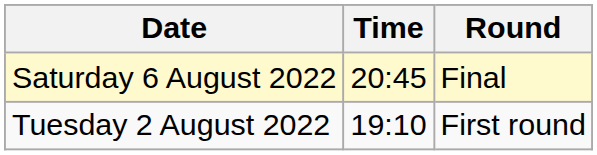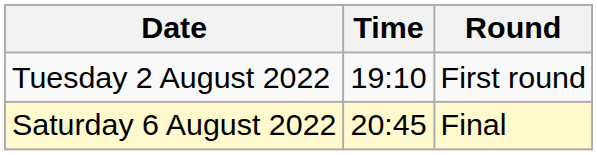rows swapped: (171, 125) <-> (174, 76)
